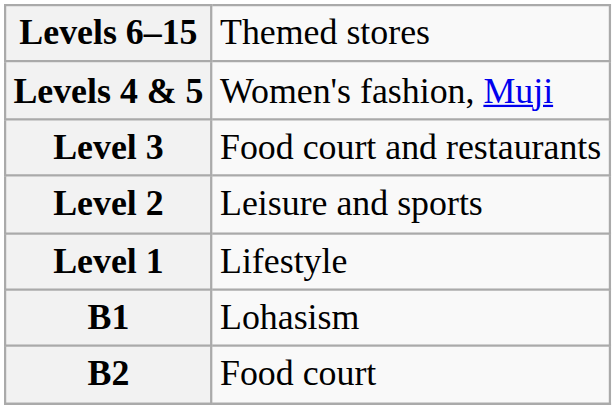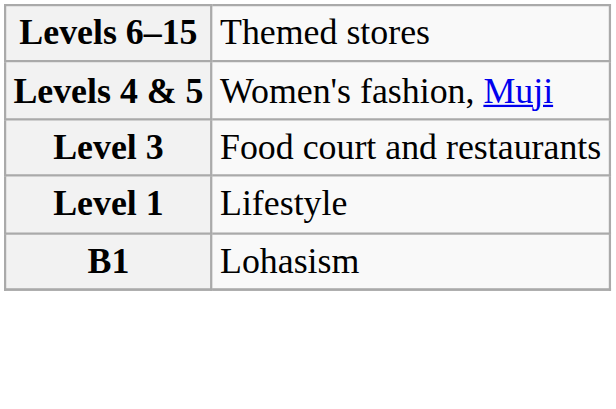- row: (108, 203)
- row: (108, 373)
